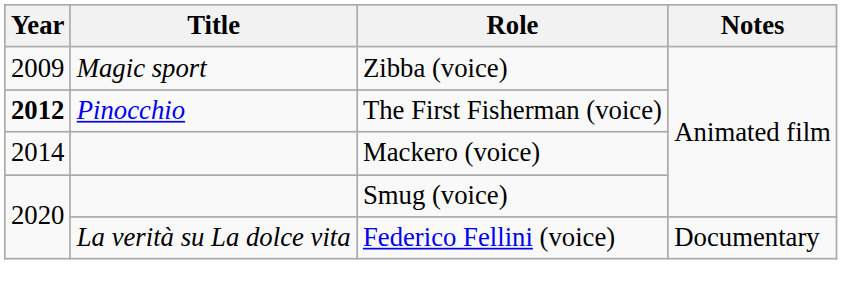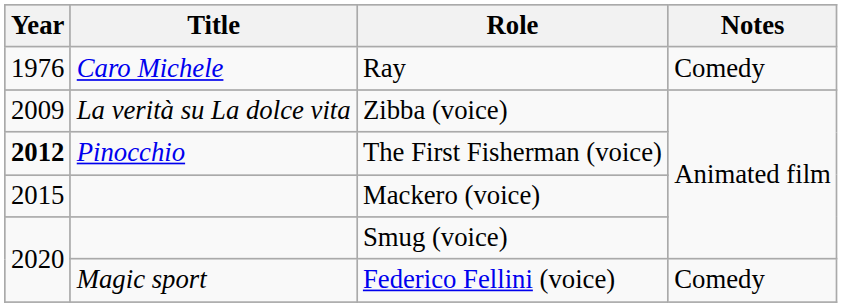+ row: (384, 68)
(142, 68) Magic sport -> (214, 110) La verità su La dolce vita
(38, 152) 2014 -> (38, 195) 2015
(214, 237) La verità su La dolce vita -> (142, 279) Magic sport
(747, 237) Documentary -> (720, 279) Comedy
